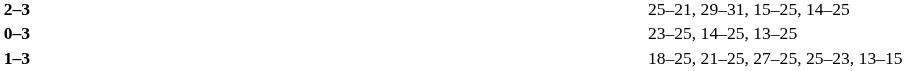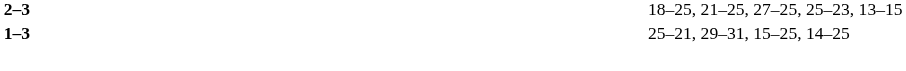(749, 9) 25–21, 29–31, 15–25, 14–25 -> (775, 9) 18–25, 21–25, 27–25, 25–23, 13–15
- row: (17, 33)
(775, 58) 18–25, 21–25, 27–25, 25–23, 13–15 -> (749, 33) 25–21, 29–31, 15–25, 14–25
